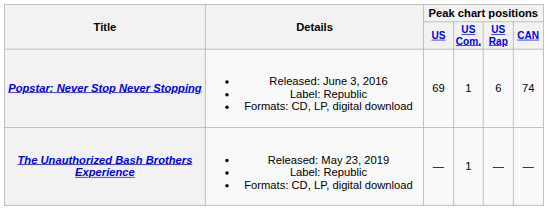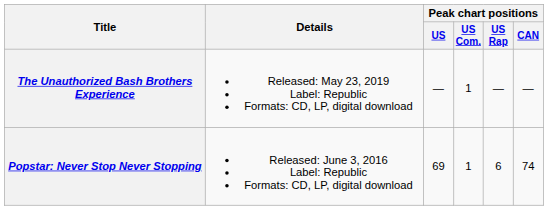rows swapped: (105, 88) <-> (105, 166)
